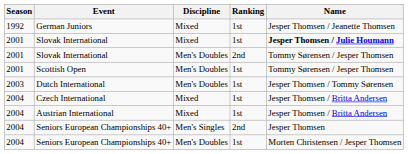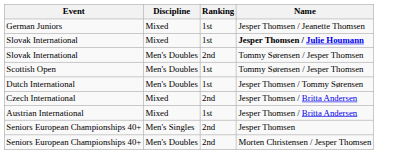- column: (19, 12)
(237, 99) 1st -> (209, 99) 2nd
(237, 142) 1st -> (209, 142) 2nd
